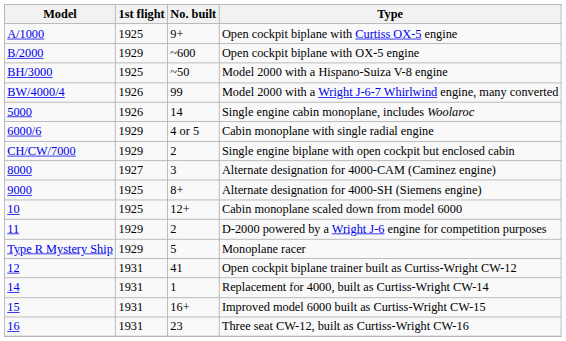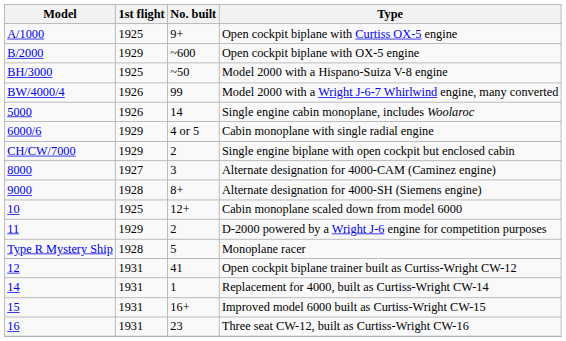(131, 190) 1925 -> (131, 190) 1928
(131, 248) 1929 -> (131, 248) 1928
